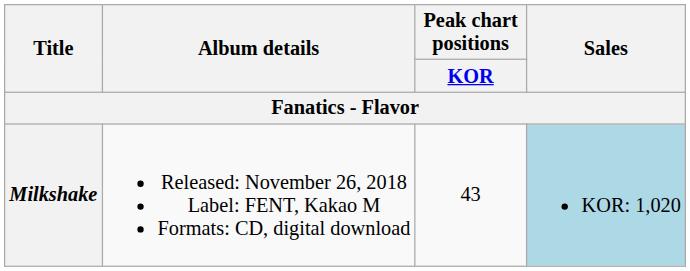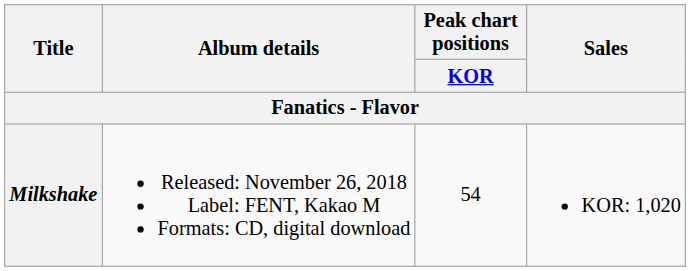(471, 194) 43 -> (471, 194) 54
(606, 206) lightblue background -> (606, 206) no background
